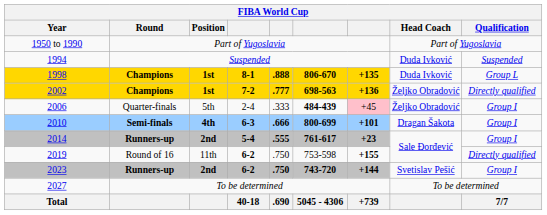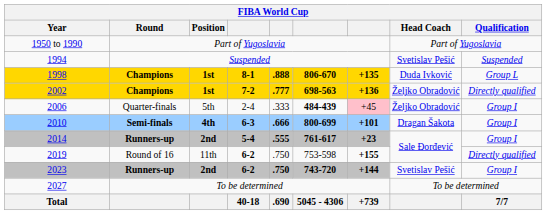(426, 59) Duda Ivković -> (426, 59) Svetislav Pešić
